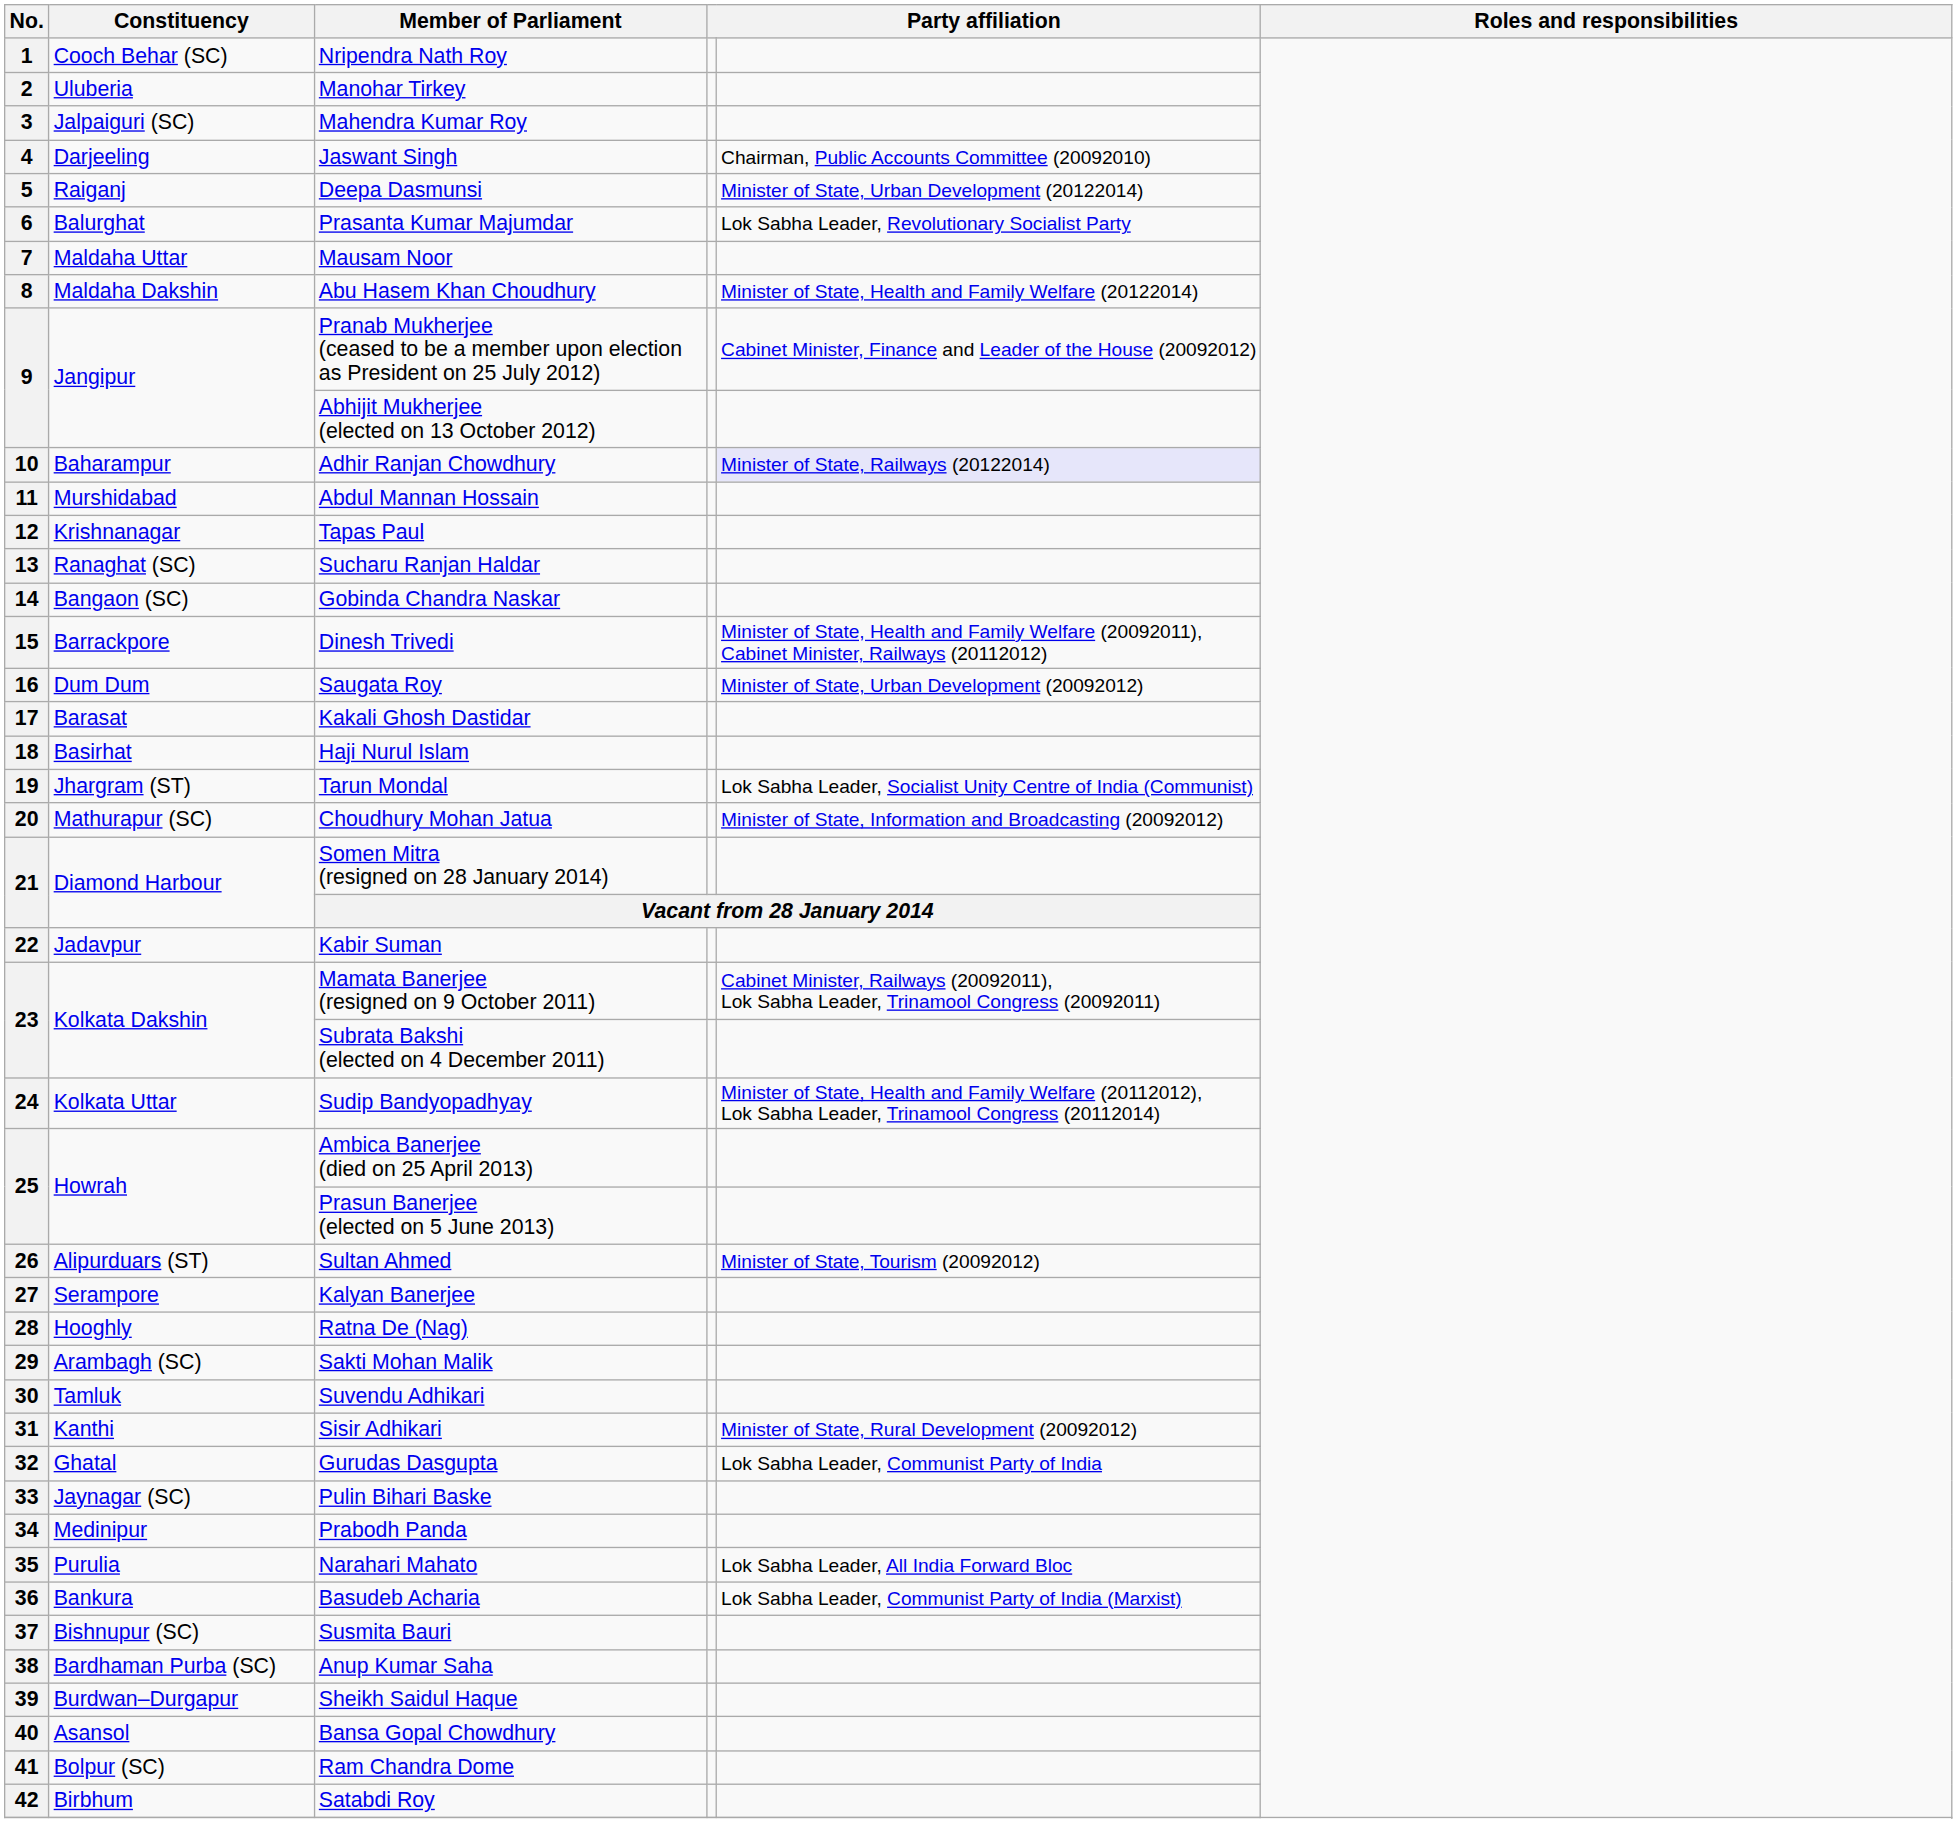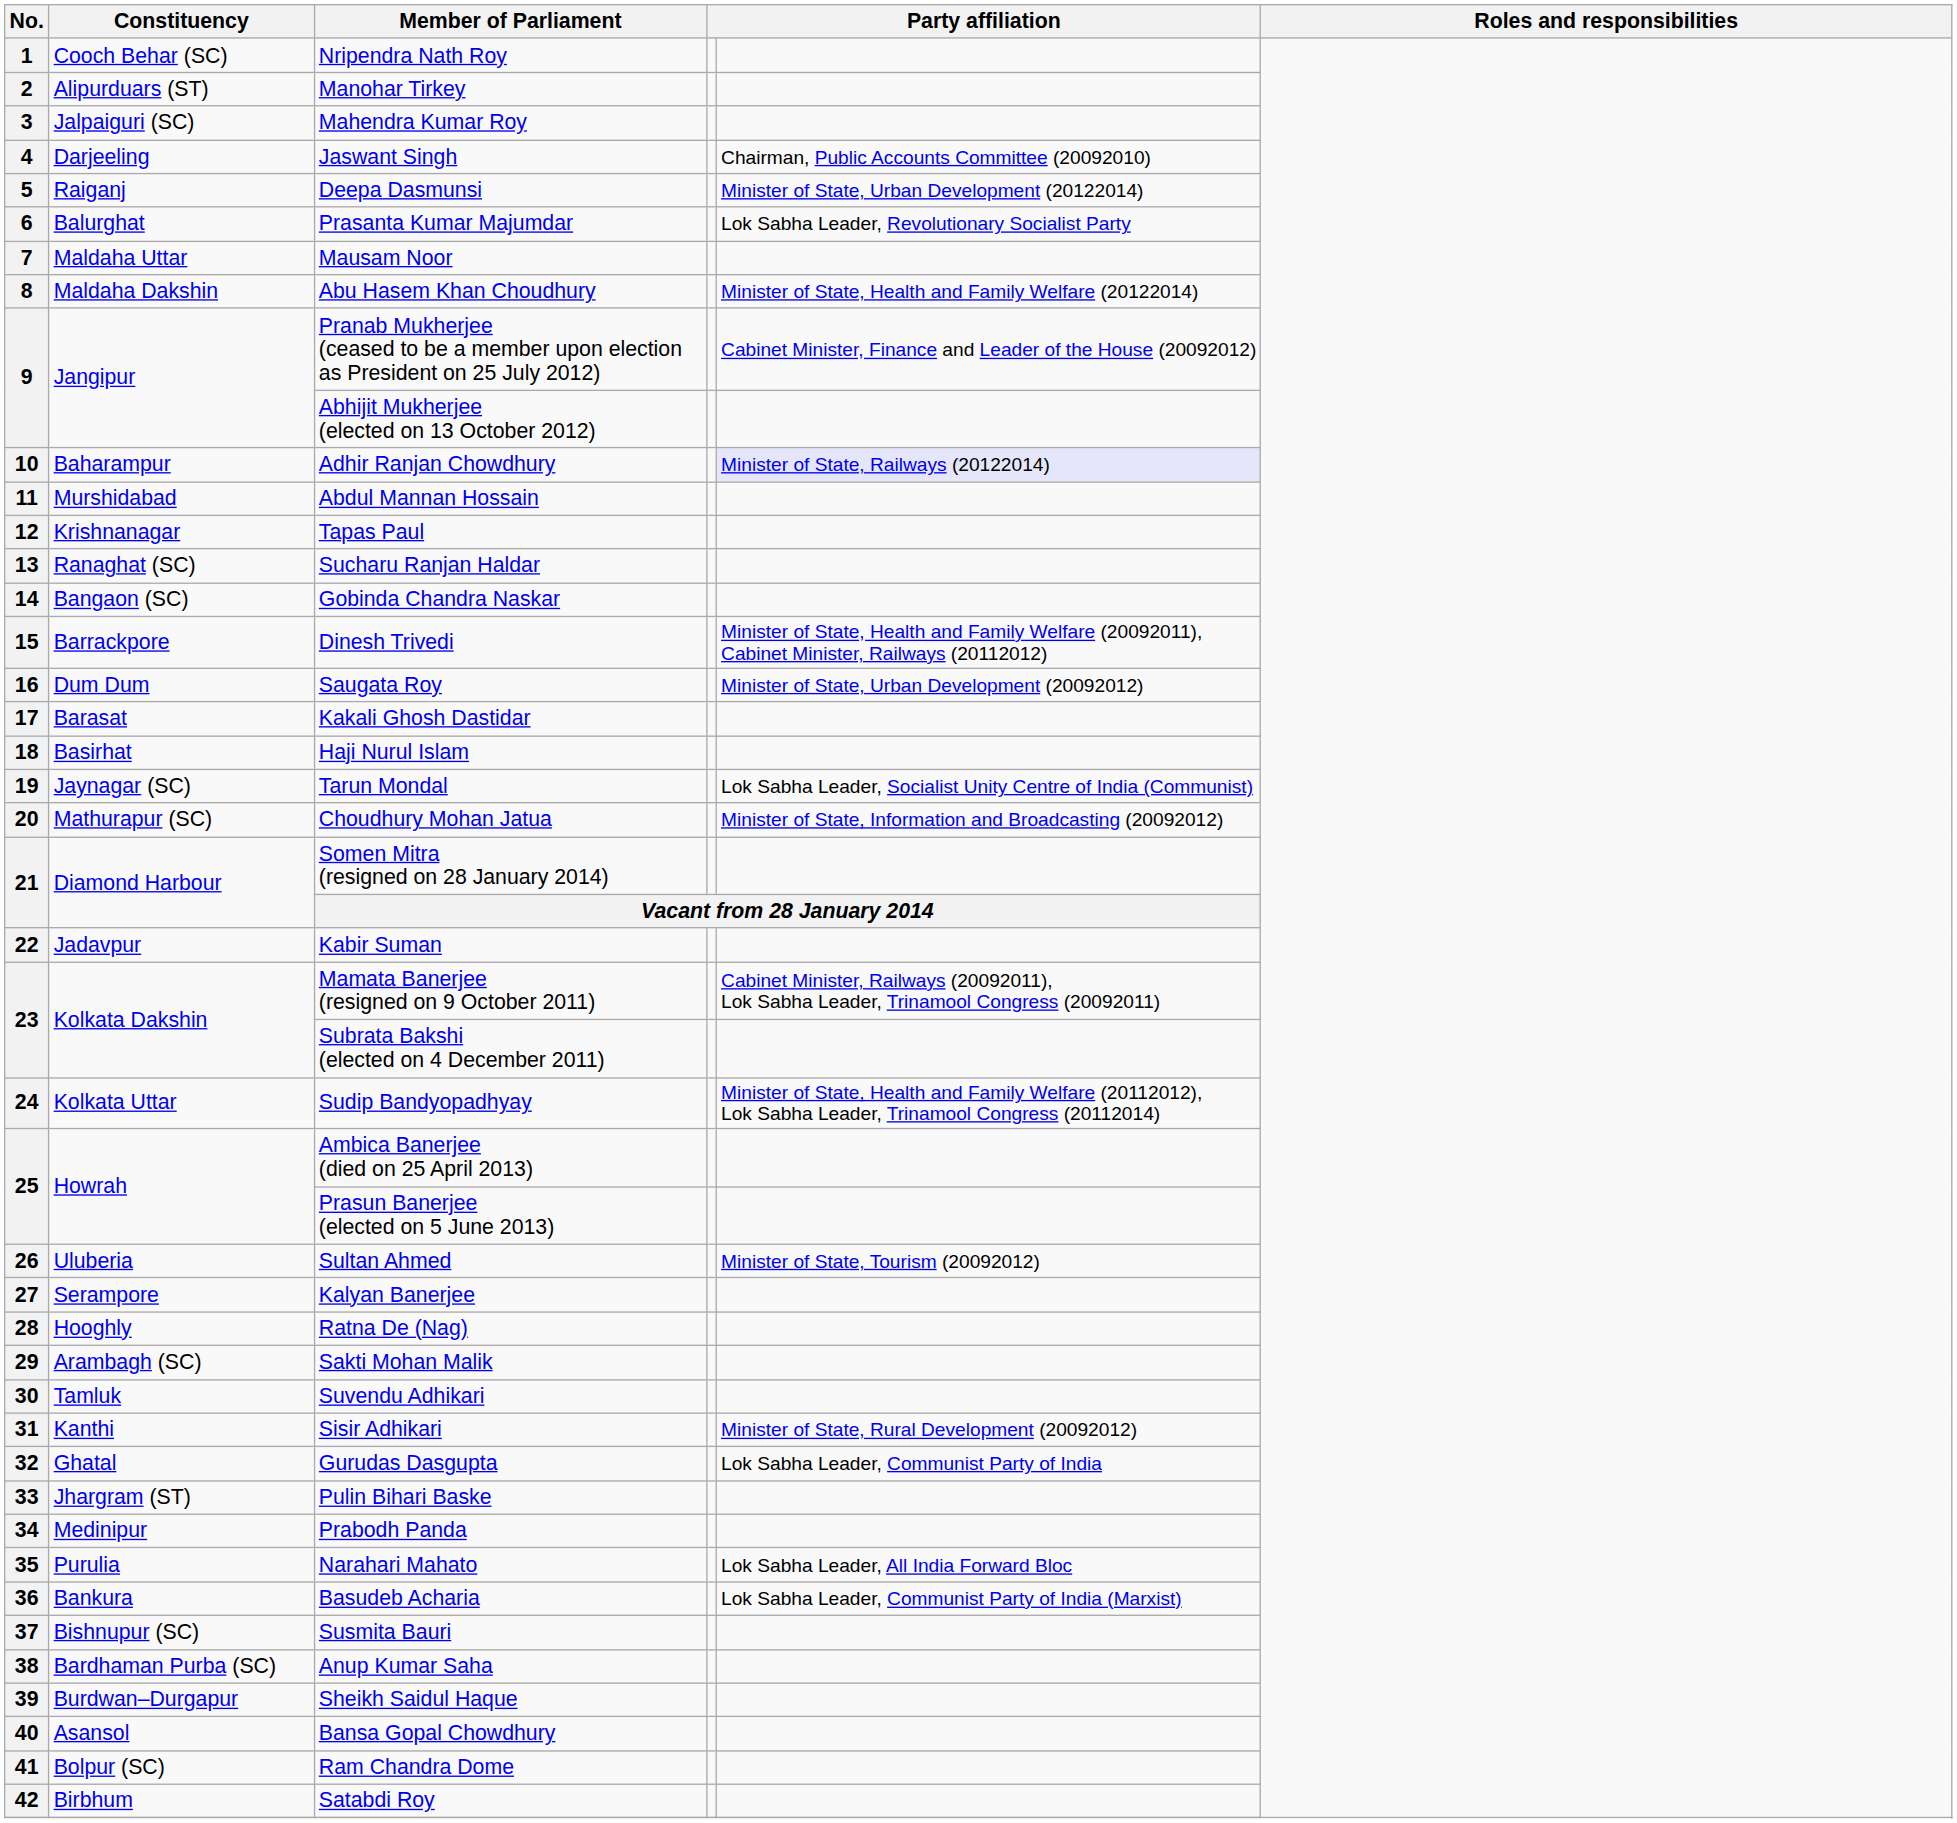(93, 88) Uluberia -> (131, 88) Alipurduars (ST)
(122, 785) Jhargram (ST) -> (122, 785) Jaynagar (SC)
(131, 1260) Alipurduars (ST) -> (93, 1260) Uluberia
(122, 1497) Jaynagar (SC) -> (122, 1497) Jhargram (ST)
